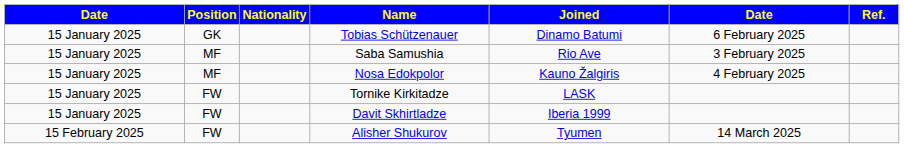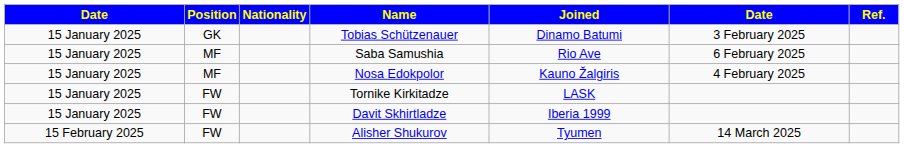(759, 35) 6 February 2025 -> (759, 35) 3 February 2025
(759, 54) 3 February 2025 -> (759, 54) 6 February 2025
